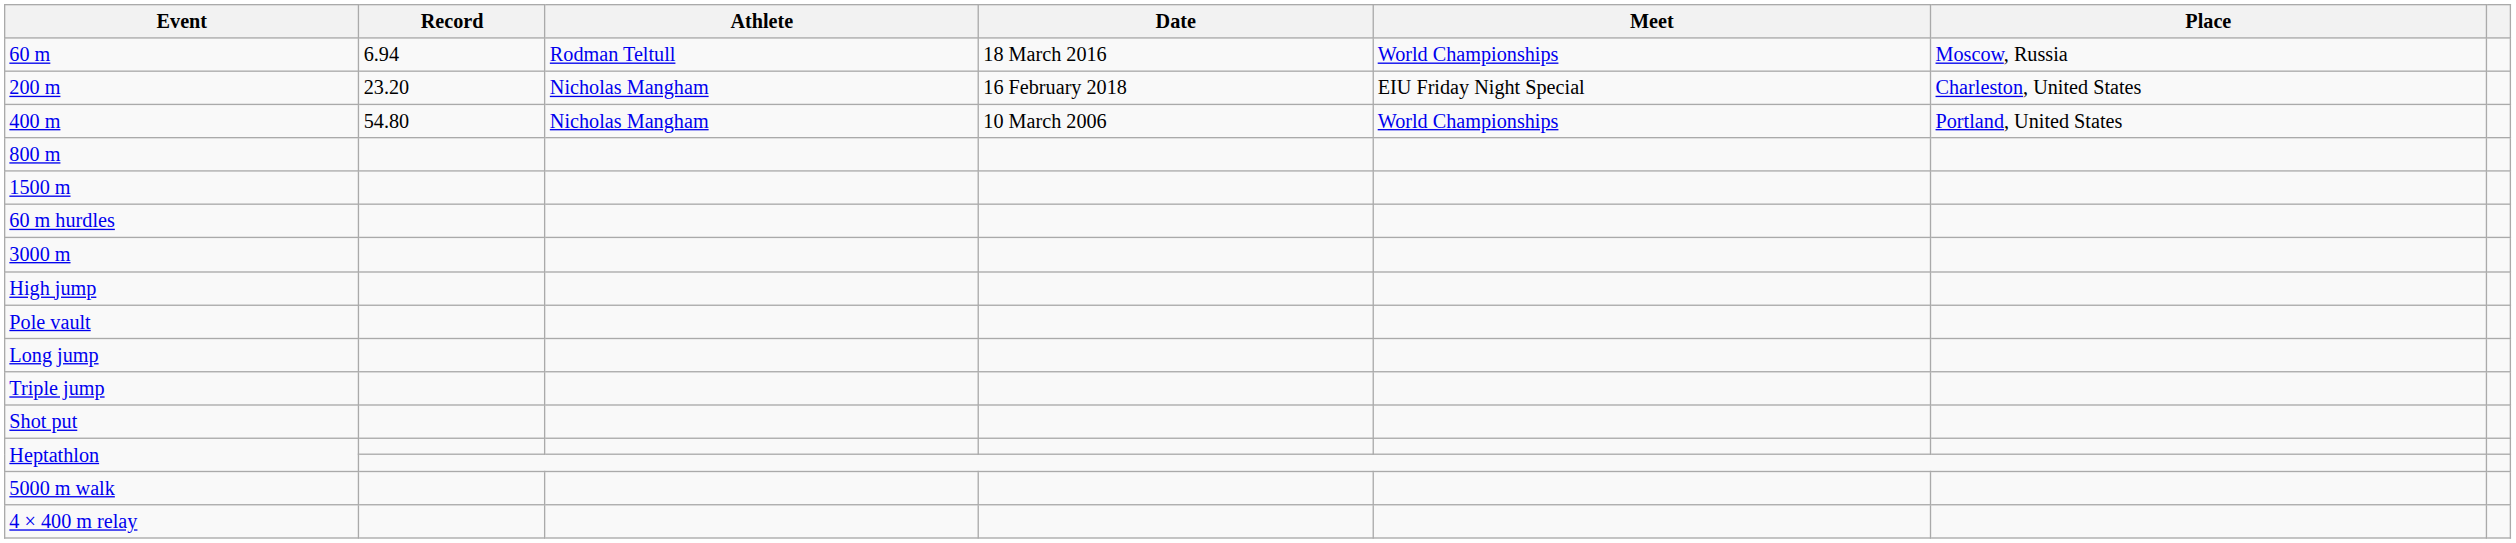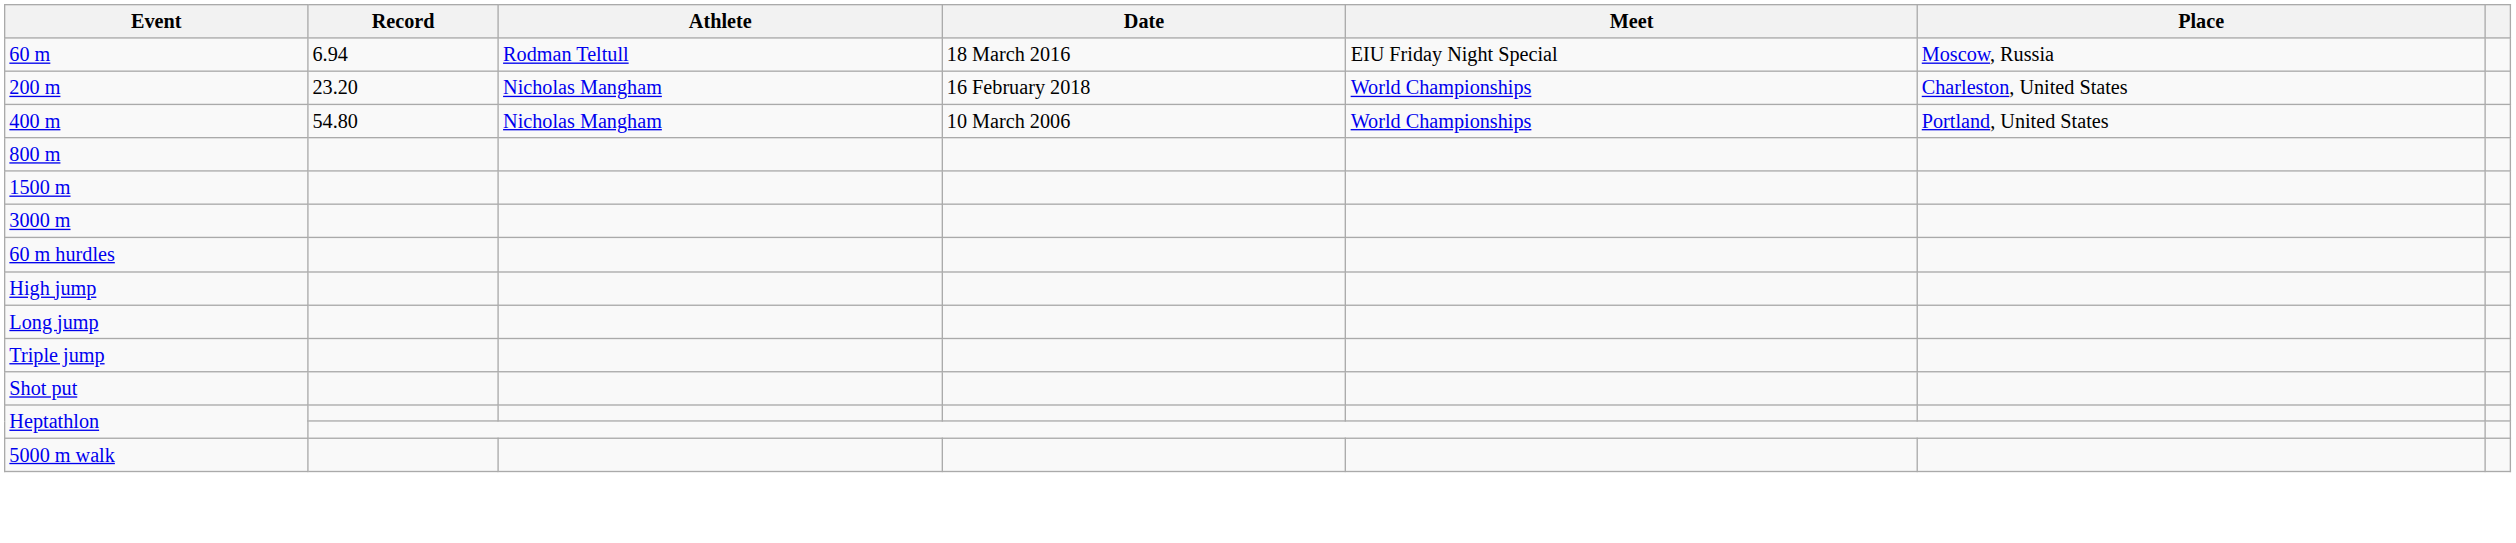(1468, 54) World Championships -> (1454, 54) EIU Friday Night Special
(1481, 88) EIU Friday Night Special -> (1441, 88) World Championships
rows swapped: (40, 254) <-> (62, 221)
- row: (50, 321)
- row: (73, 521)
